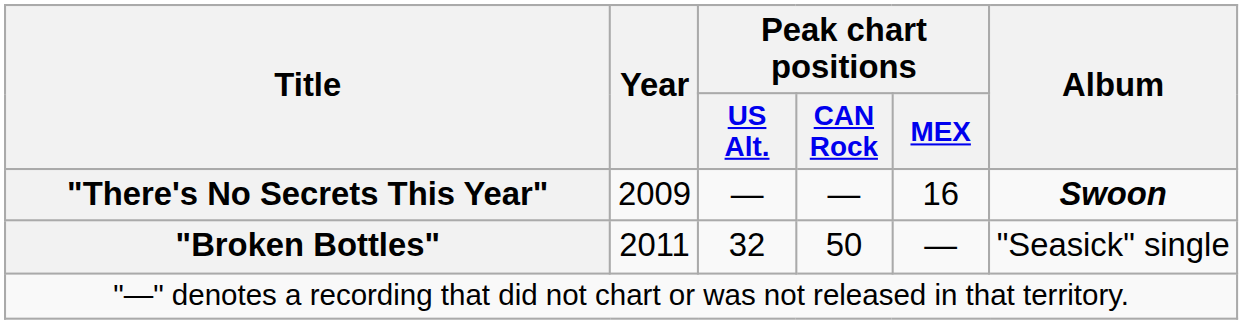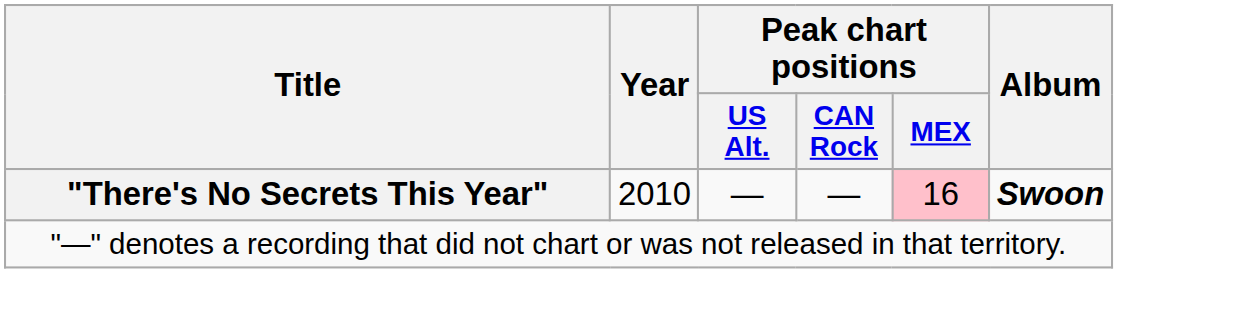(655, 194) 2009 -> (655, 194) 2010
(941, 194) no background -> (941, 194) pink background
- row: (308, 246)
